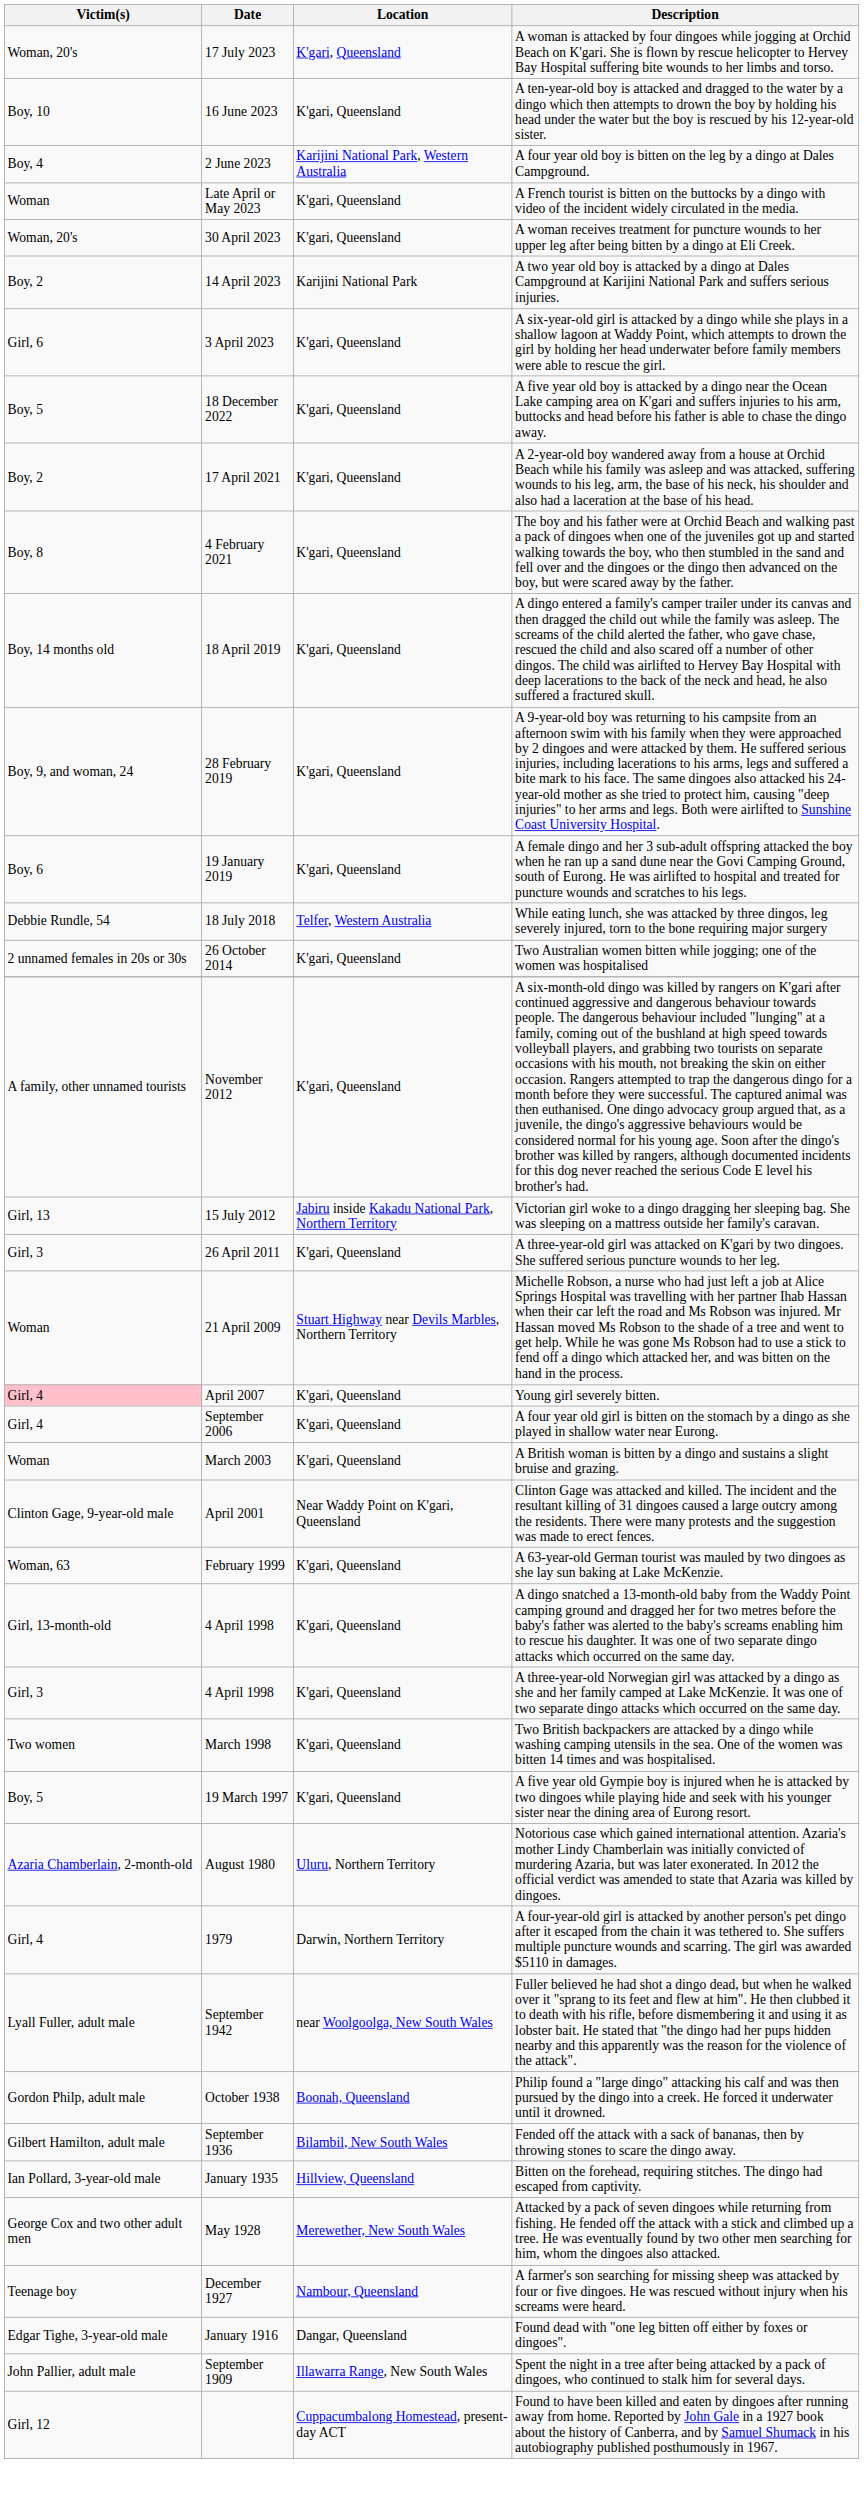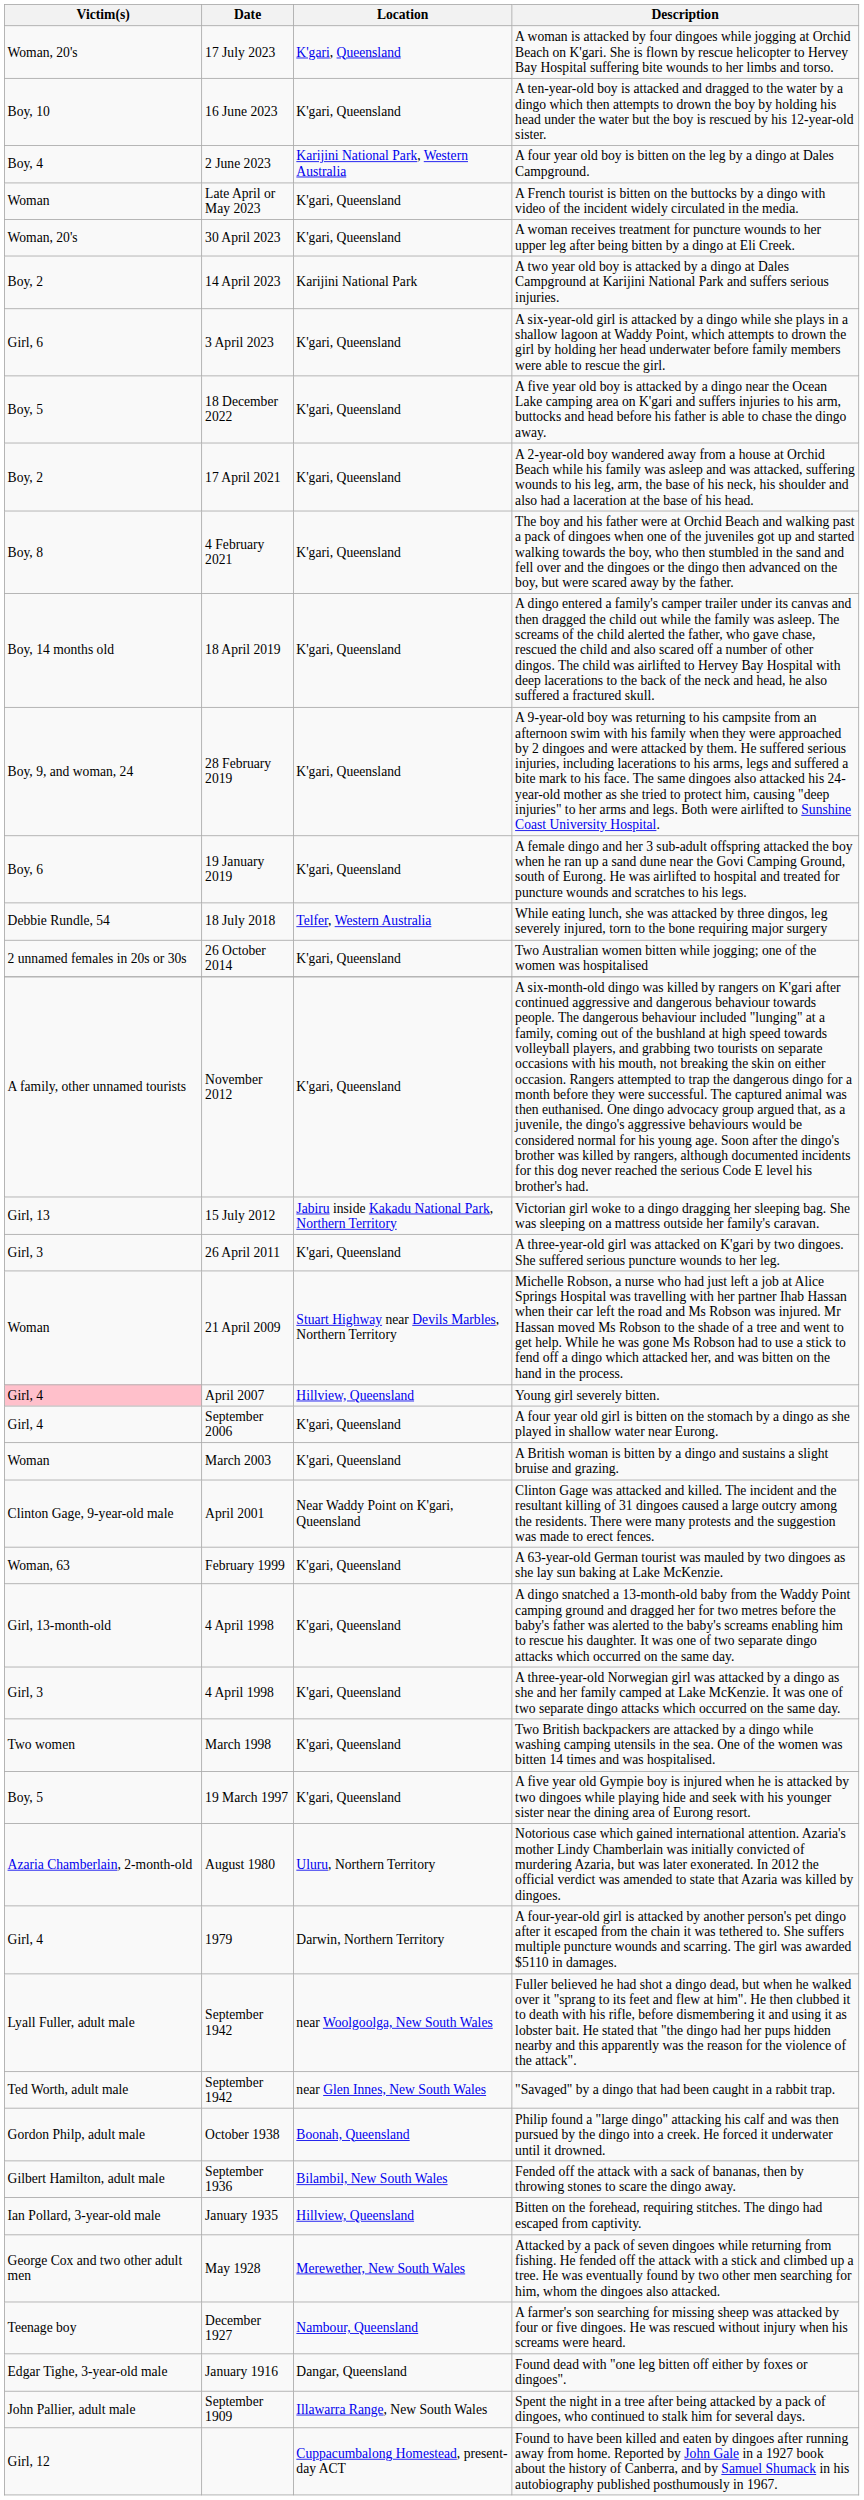(349, 1395) K'gari, Queensland -> (355, 1395) Hillview, Queensland
+ row: (675, 2090)
